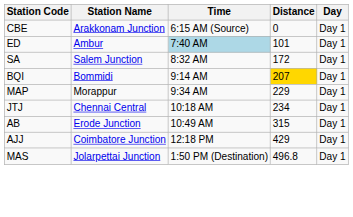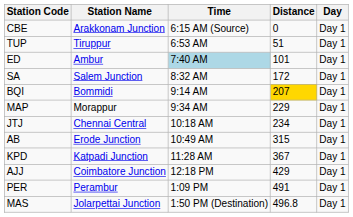+ row: (17, 44)
+ row: (17, 156)
+ row: (17, 188)
